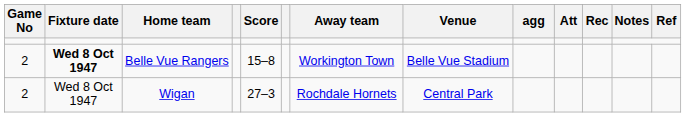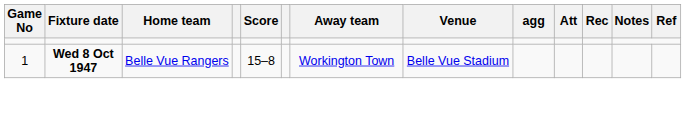(25, 61) 2 -> (25, 61) 1
- row: (177, 94)
